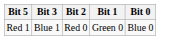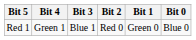+ column: (50, 12)
